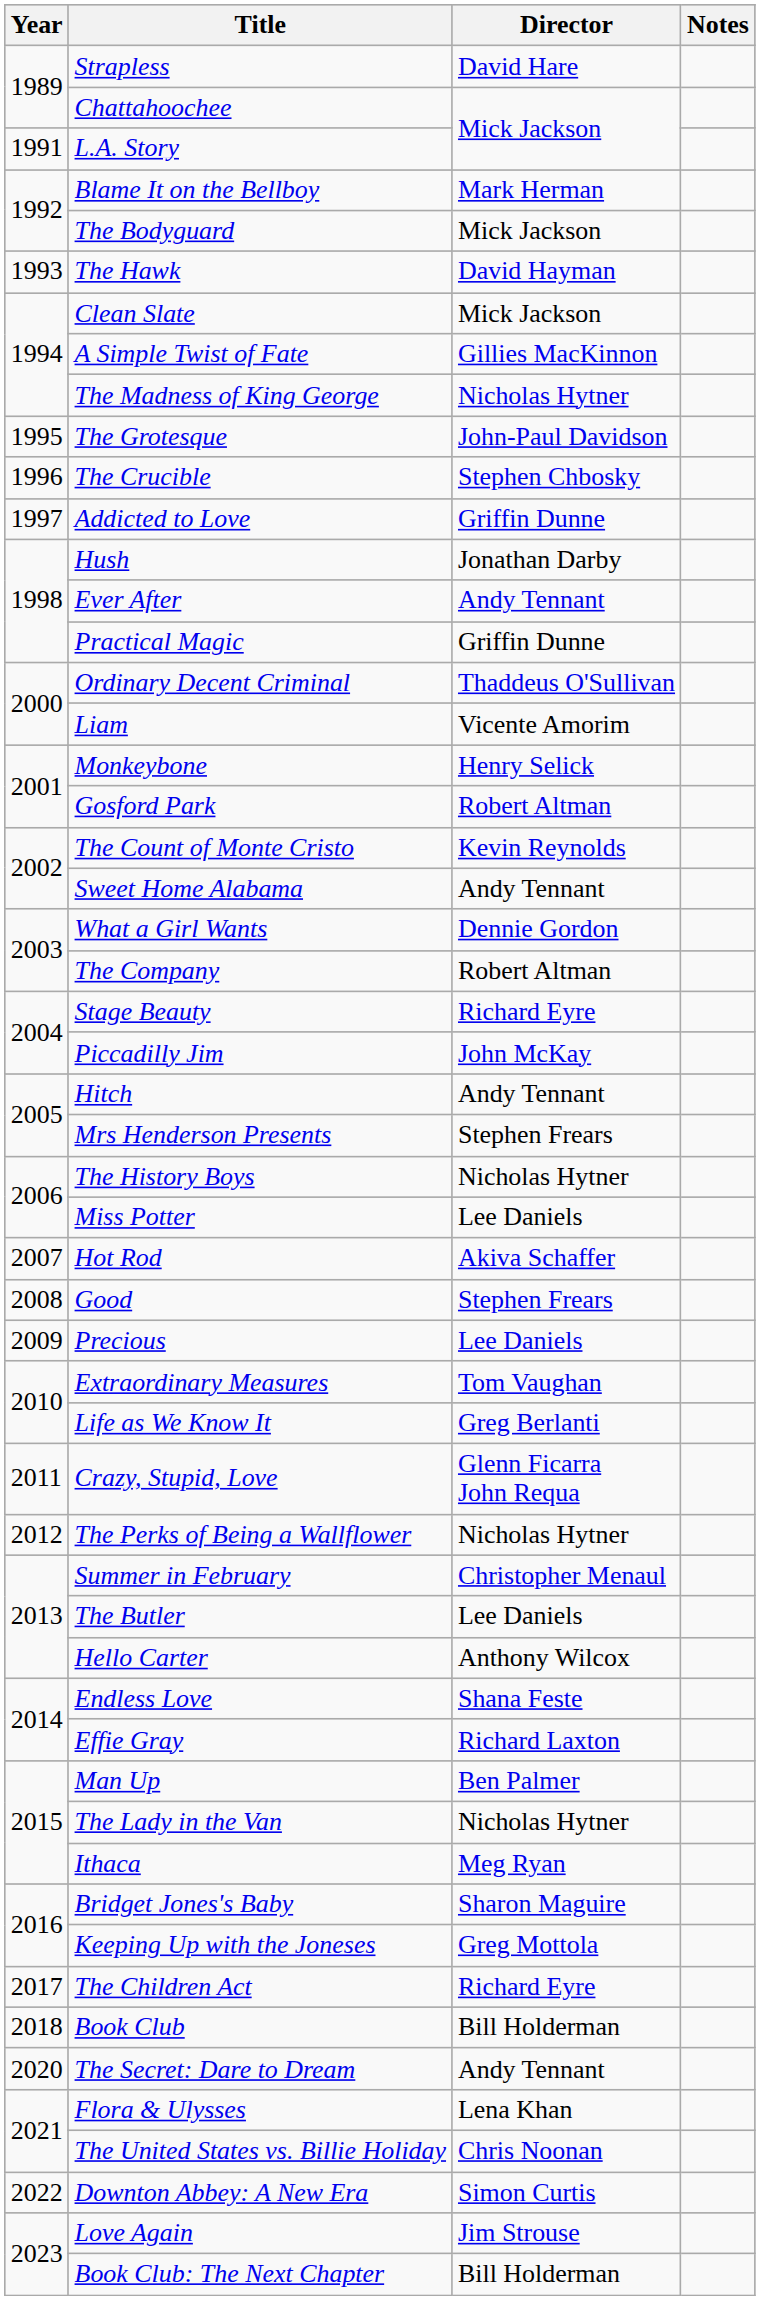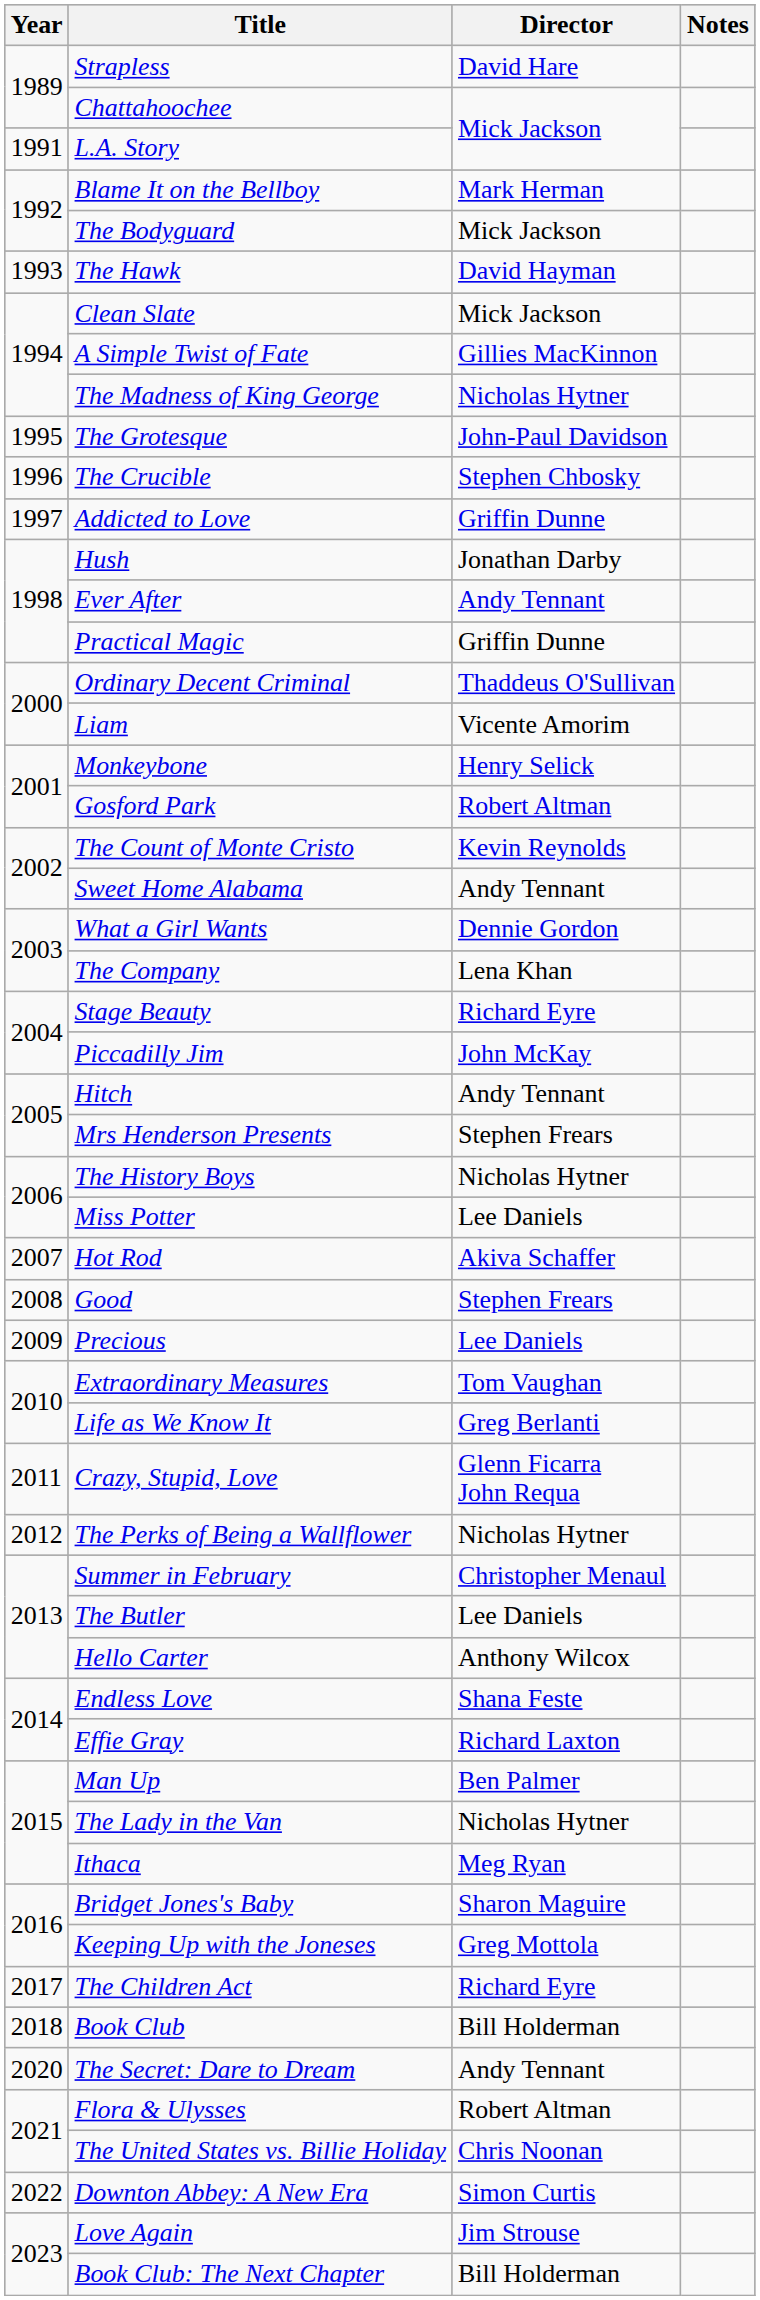(535, 970) Robert Altman -> (515, 970) Lena Khan
(515, 2109) Lena Khan -> (535, 2109) Robert Altman
